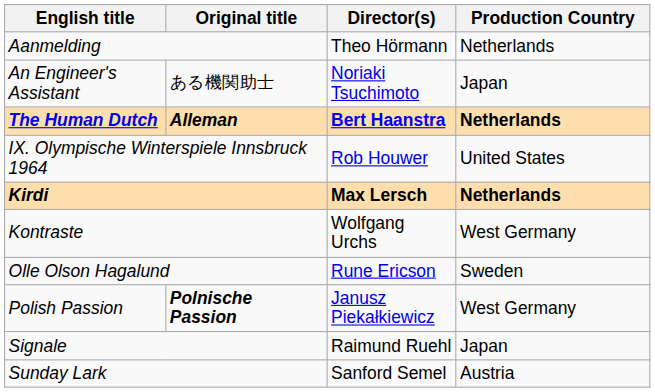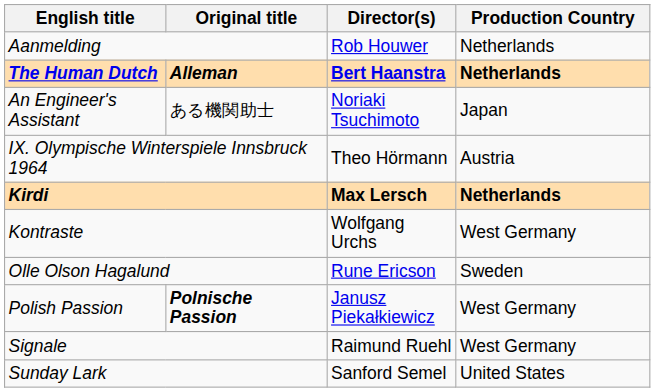(389, 45) Theo Hörmann -> (380, 45) Rob Houwer
rows swapped: (63, 83) <-> (83, 120)
(380, 158) Rob Houwer -> (389, 158) Theo Hörmann
(512, 158) United States -> (487, 158) Austria
(484, 345) Japan -> (518, 345) West Germany
(487, 373) Austria -> (512, 373) United States
